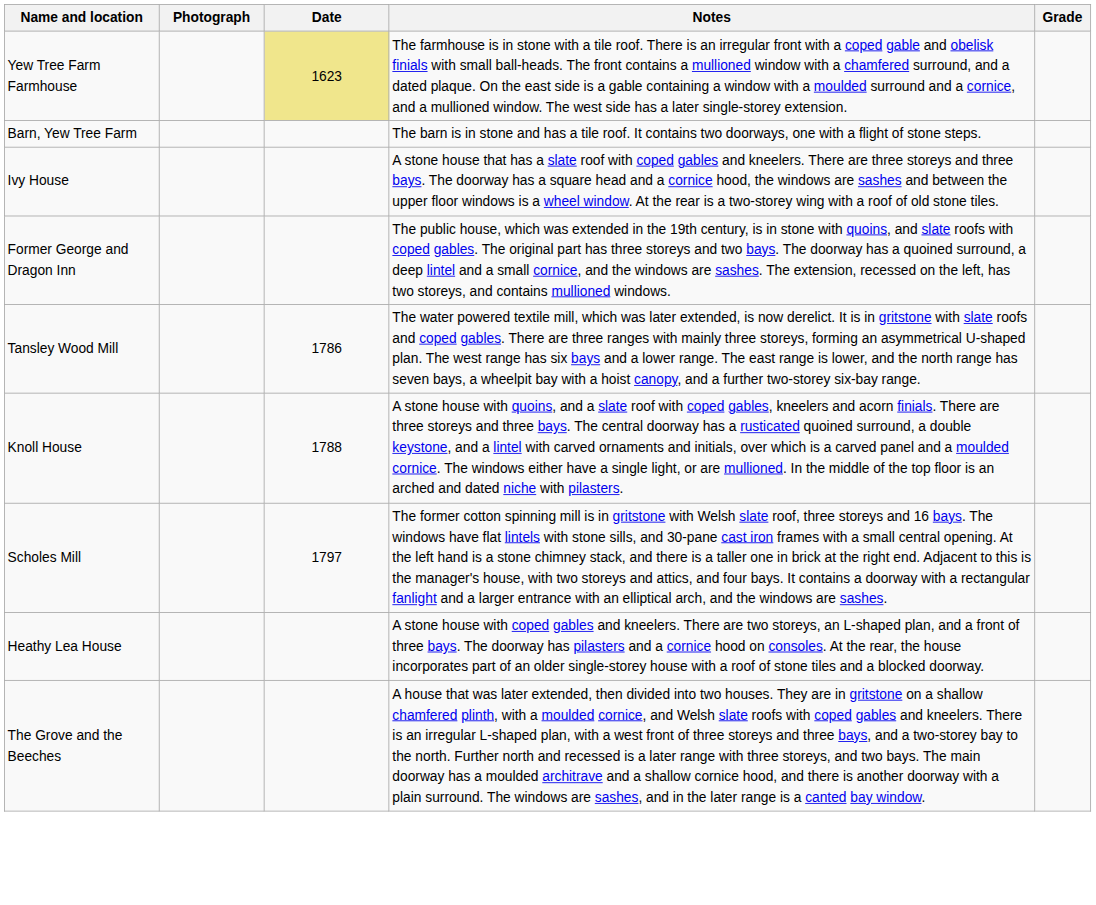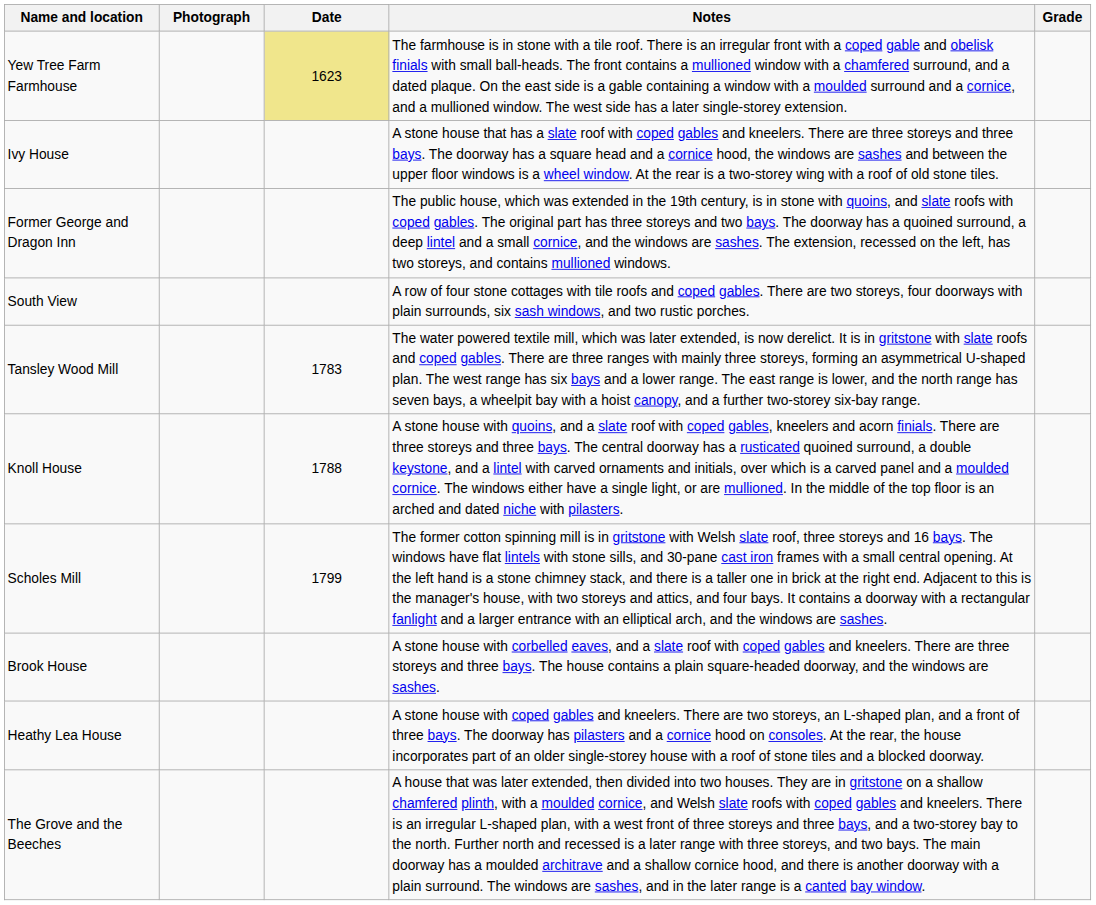- row: (72, 133)
+ row: (42, 301)
(327, 348) 1786 -> (327, 369) 1783
(327, 557) 1797 -> (327, 578) 1799
+ row: (47, 667)
